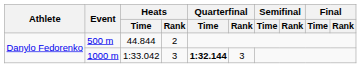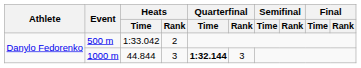(141, 41) 44.844 -> (141, 41) 1:33.042
(141, 56) 1:33.042 -> (141, 56) 44.844
